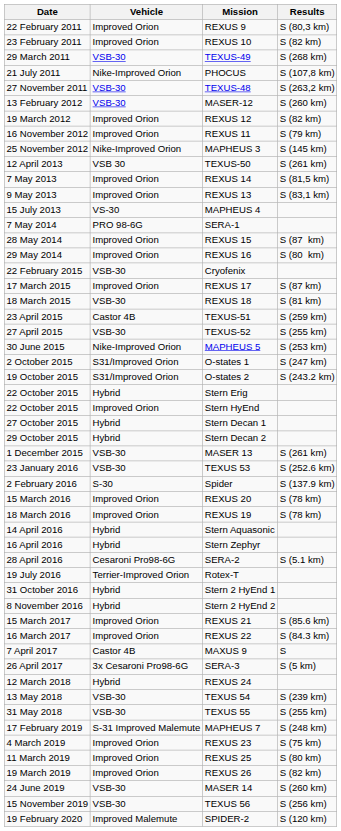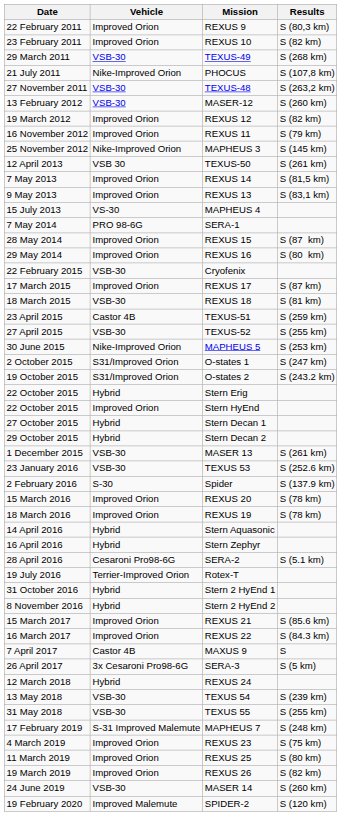- row: (227, 803)
